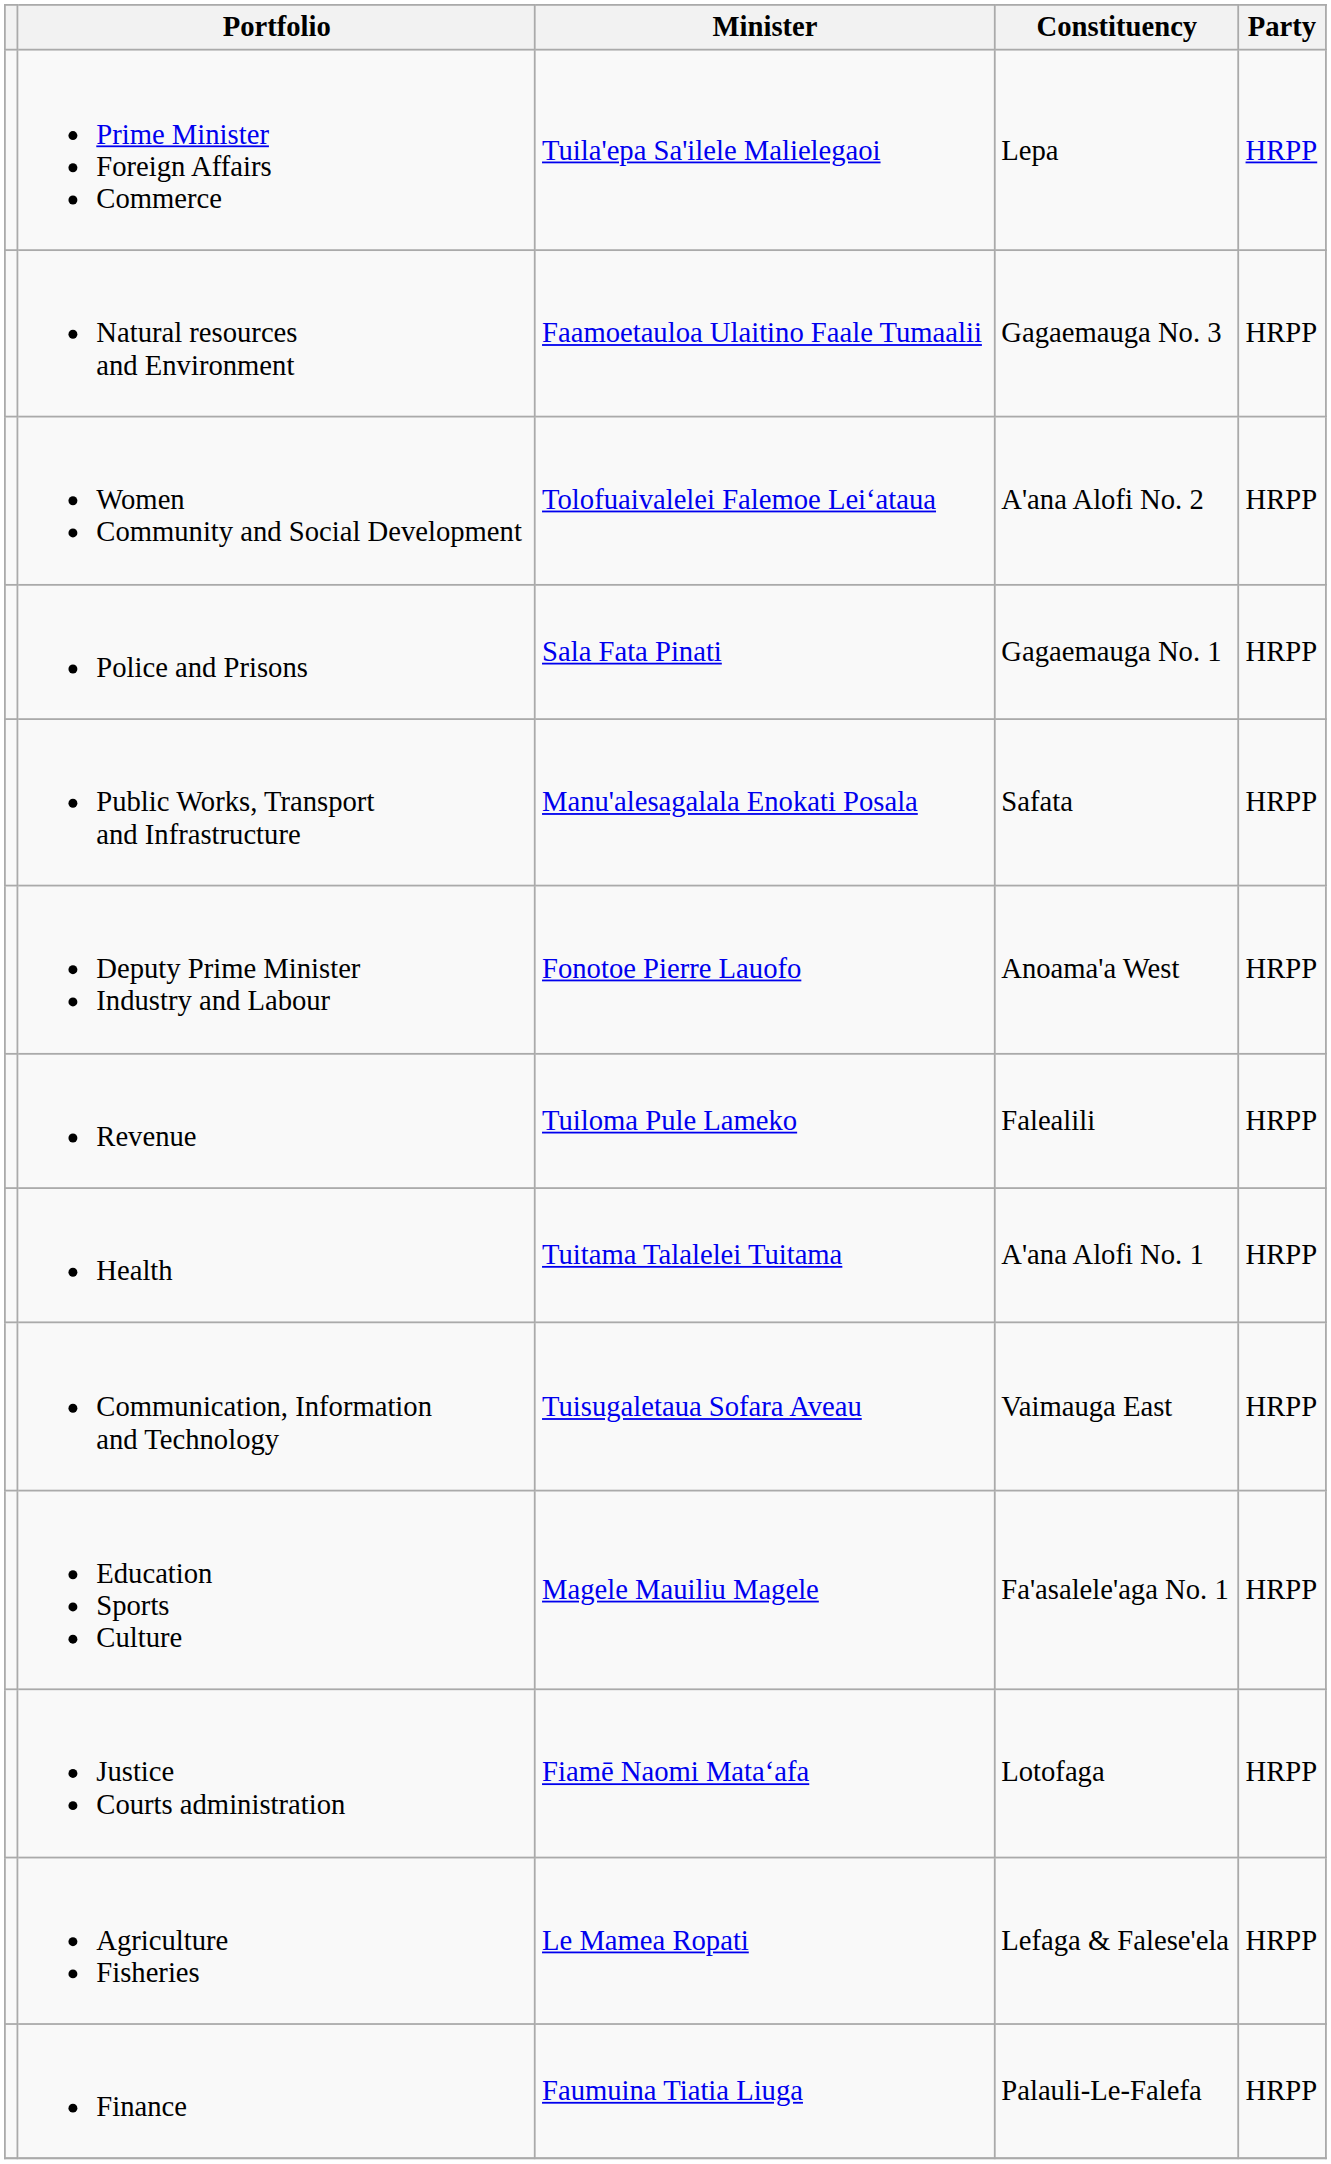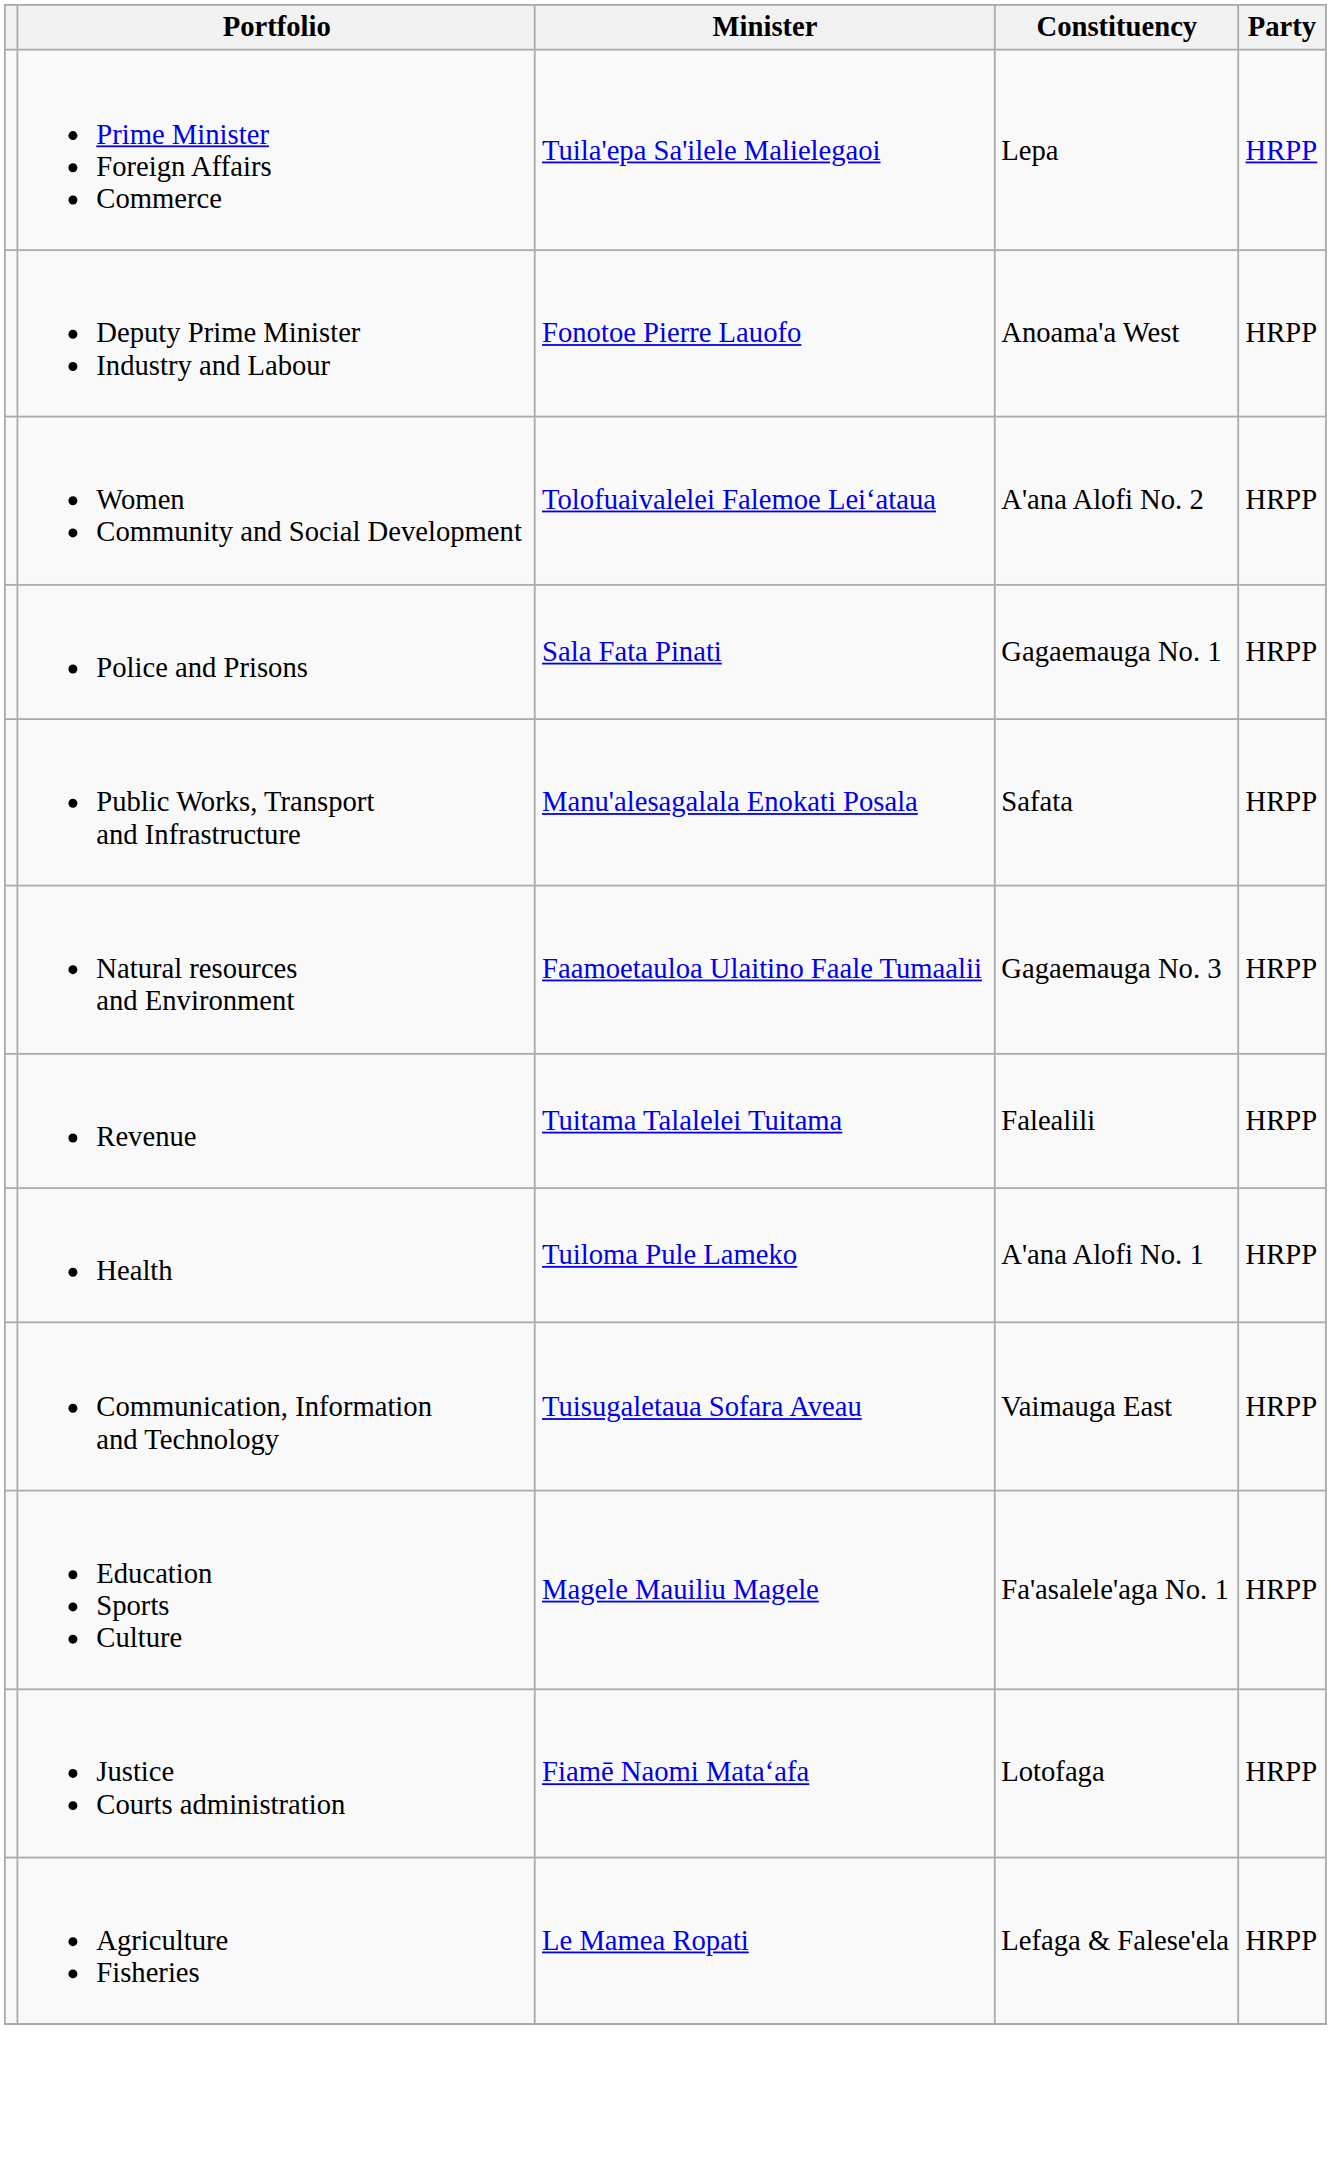rows swapped: (277, 986) <-> (277, 349)
(670, 1120) Tuiloma Pule Lameko -> (692, 1120) Tuitama Talalelei Tuitama
(692, 1255) Tuitama Talalelei Tuitama -> (670, 1255) Tuiloma Pule Lameko
- row: (277, 2107)
